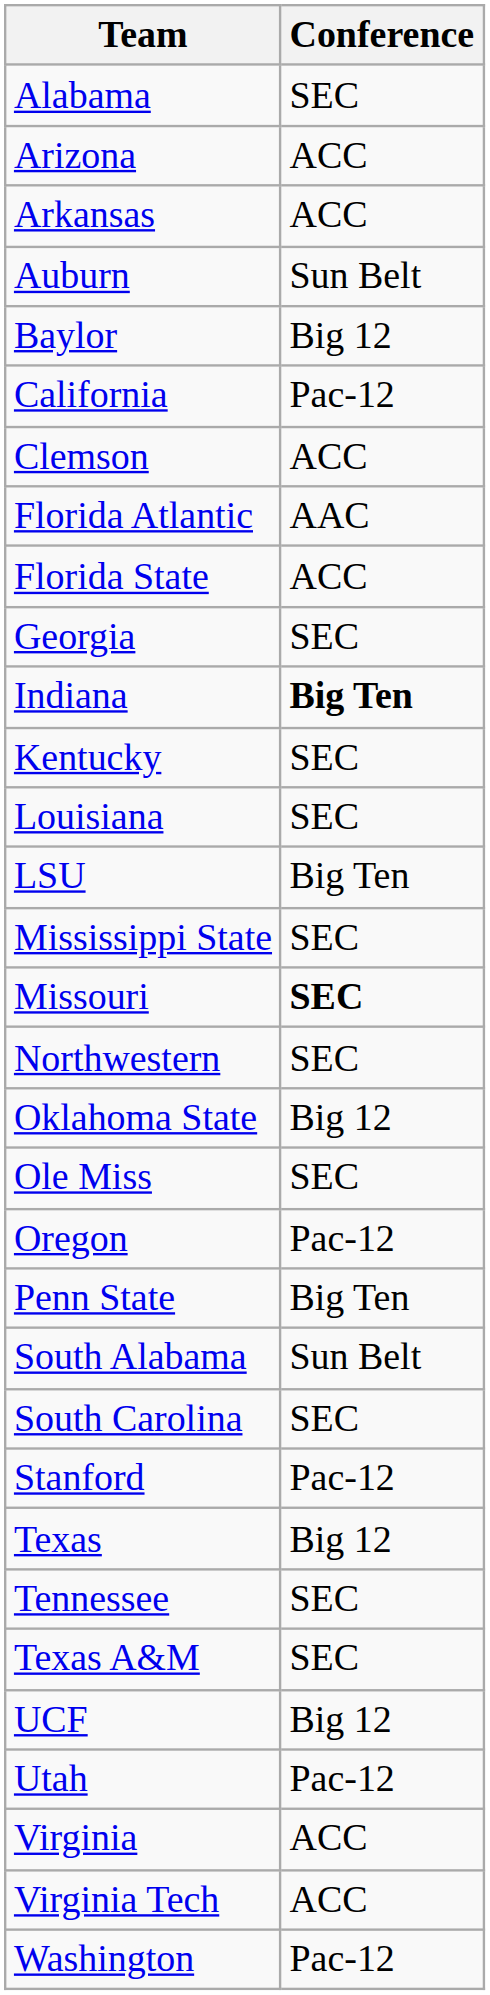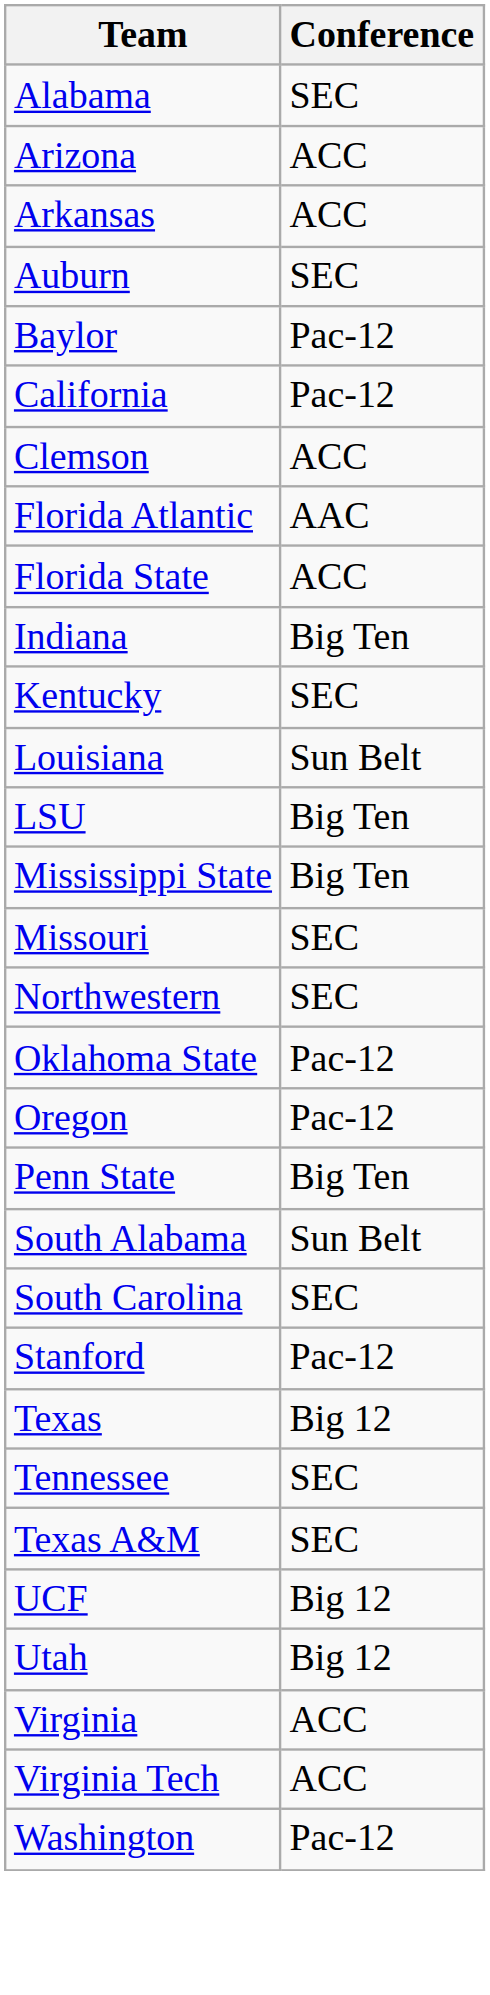(355, 275) Sun Belt -> (324, 275) SEC
(341, 335) Big 12 -> (342, 335) Pac-12
- row: (75, 635)
(351, 696) bold -> (349, 635) normal
(324, 816) SEC -> (355, 756) Sun Belt
(324, 936) SEC -> (349, 876) Big Ten
(326, 996) bold -> (324, 936) normal
(341, 1117) Big 12 -> (342, 1056) Pac-12
- row: (83, 1177)
(342, 1778) Pac-12 -> (341, 1658) Big 12
